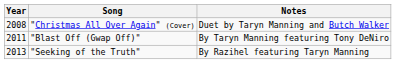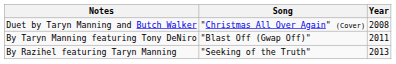columns swapped: (16, 11) <-> (294, 11)
